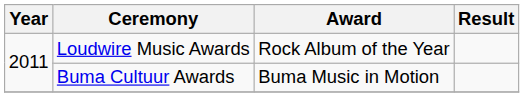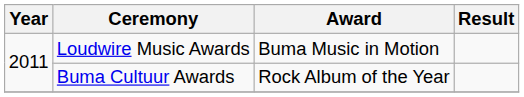(354, 48) Rock Album of the Year -> (349, 48) Buma Music in Motion
(349, 77) Buma Music in Motion -> (354, 77) Rock Album of the Year
